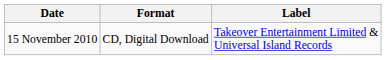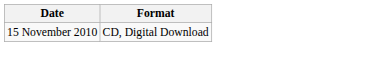- column: (296, 13)
